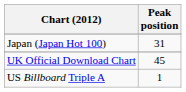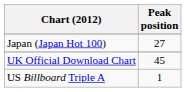(160, 43) 31 -> (160, 43) 27
